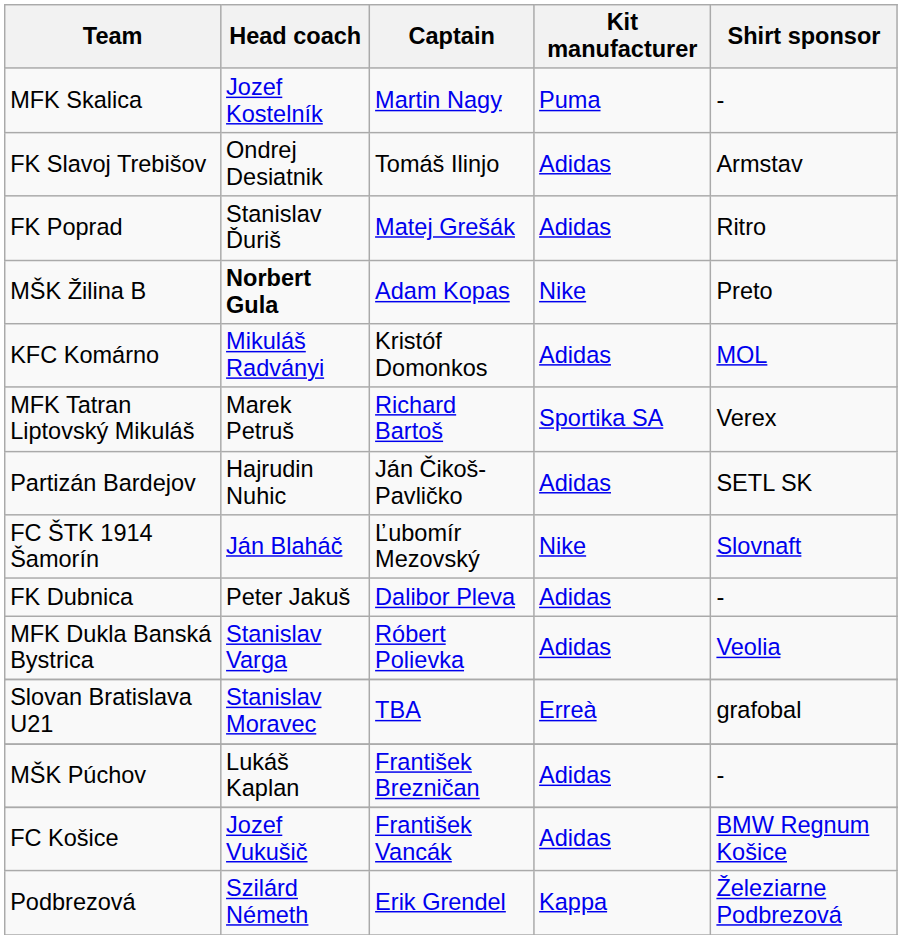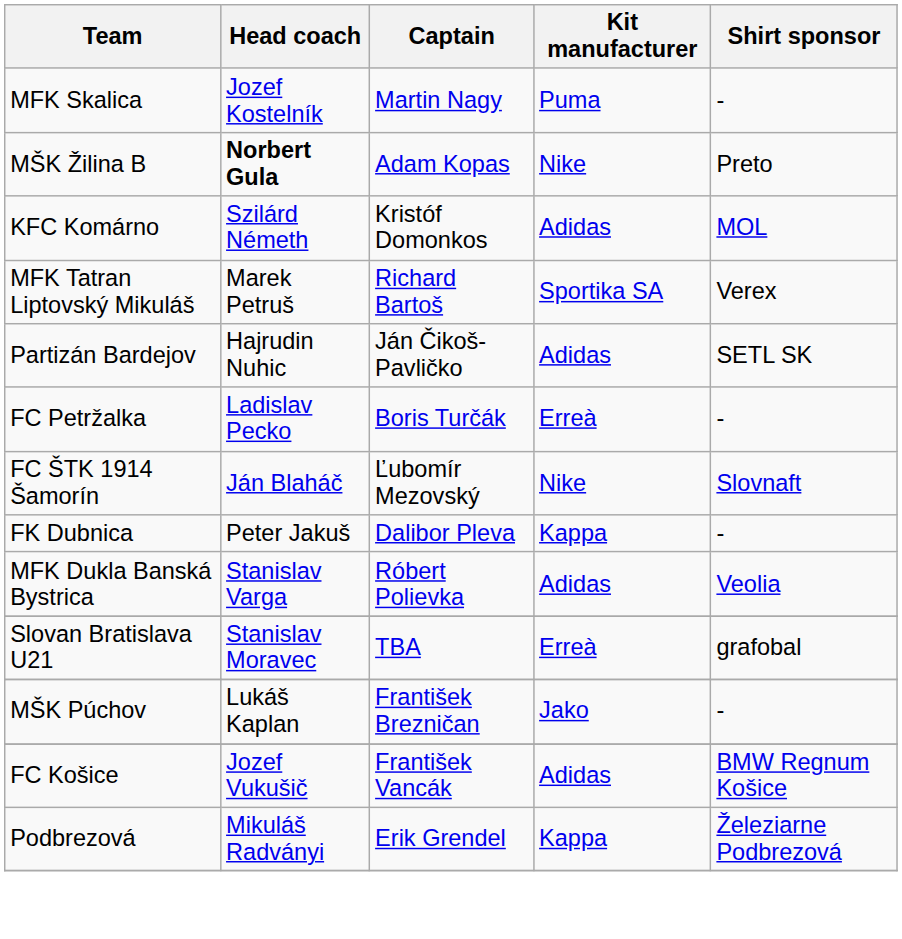- row: (108, 163)
- row: (66, 227)
(275, 355) Mikuláš Radványi -> (267, 227) Szilárd Németh
+ row: (78, 418)
(575, 597) Adidas -> (573, 533) Kappa
(575, 775) Adidas -> (564, 711) Jako
(267, 902) Szilárd Németh -> (275, 838) Mikuláš Radványi
